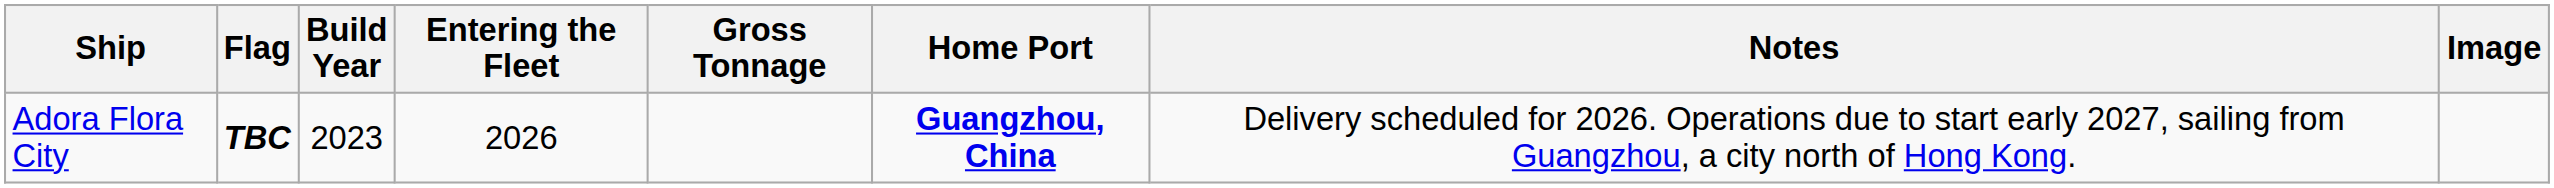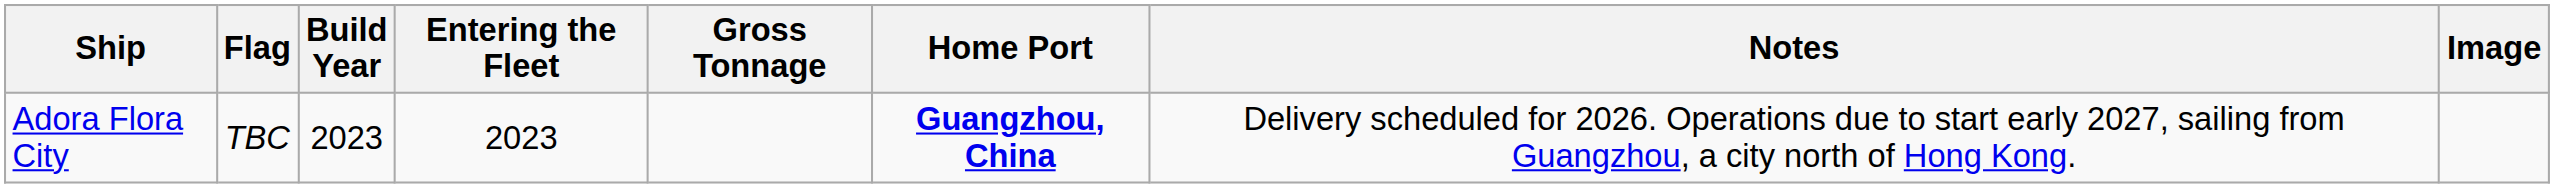(257, 137) bold -> (257, 137) normal
(521, 137) 2026 -> (521, 137) 2023
